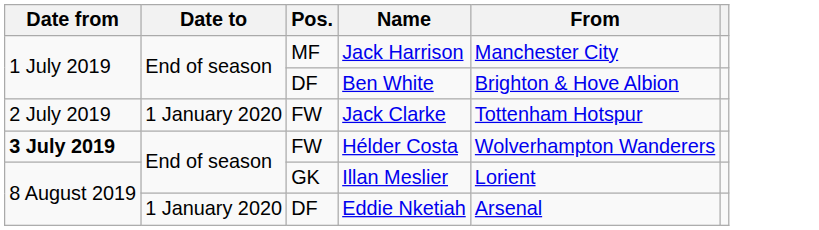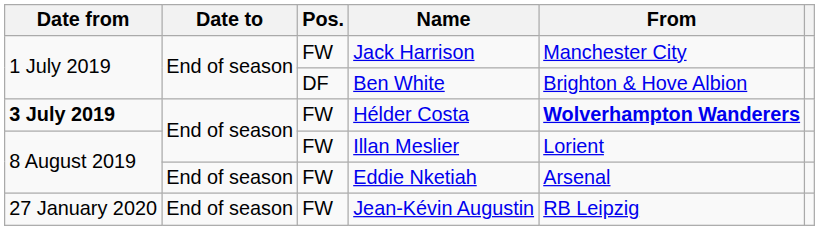(305, 51) MF -> (318, 51) FW
- row: (394, 114)
(595, 146) normal -> (672, 114) bold
(305, 177) GK -> (318, 146) FW
(214, 209) 1 January 2020 -> (230, 177) End of season
(304, 209) DF -> (318, 177) FW
+ row: (444, 209)
